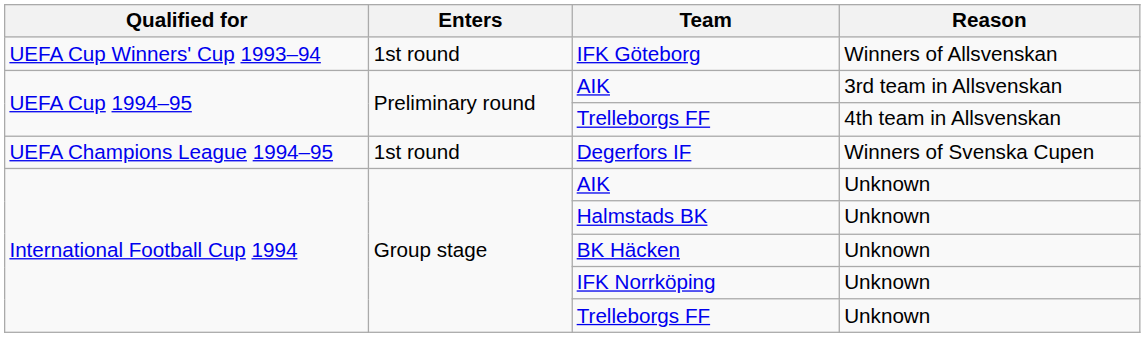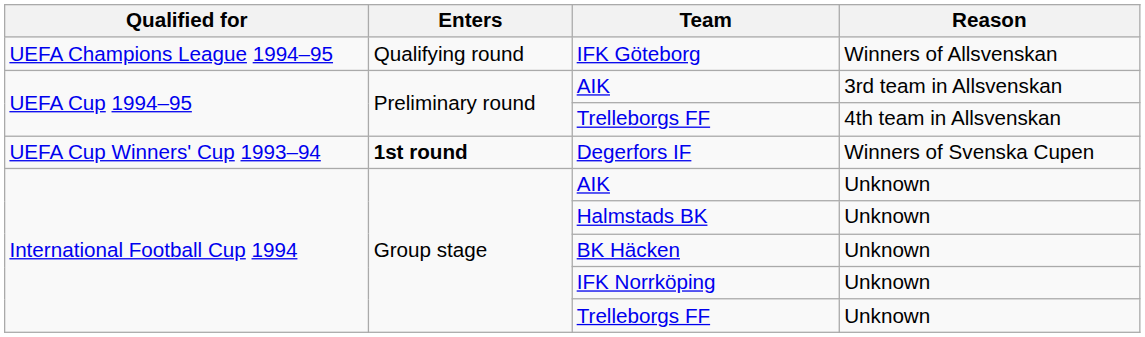(165, 53) UEFA Cup Winners' Cup 1993–94 -> (171, 53) UEFA Champions League 1994–95
(417, 53) 1st round -> (449, 53) Qualifying round
(171, 151) UEFA Champions League 1994–95 -> (165, 151) UEFA Cup Winners' Cup 1993–94
(417, 151) normal -> (421, 151) bold
